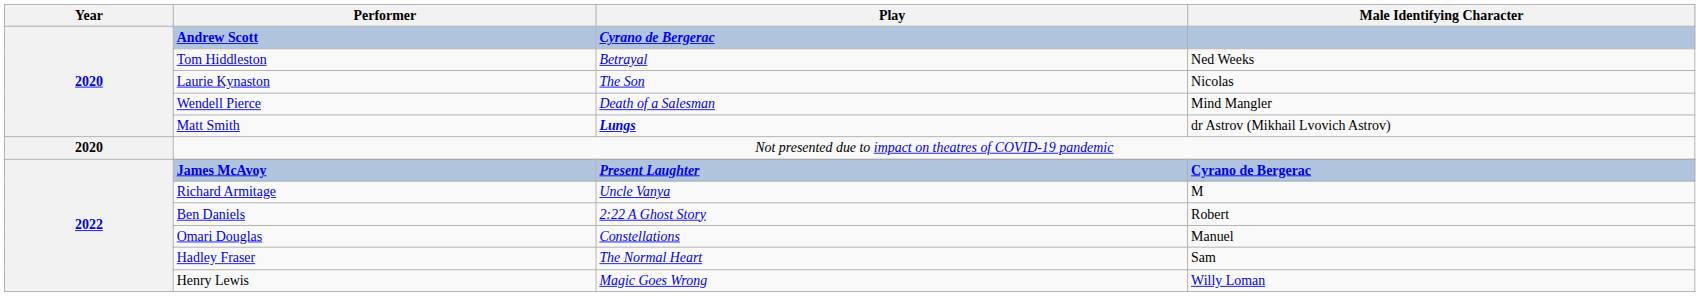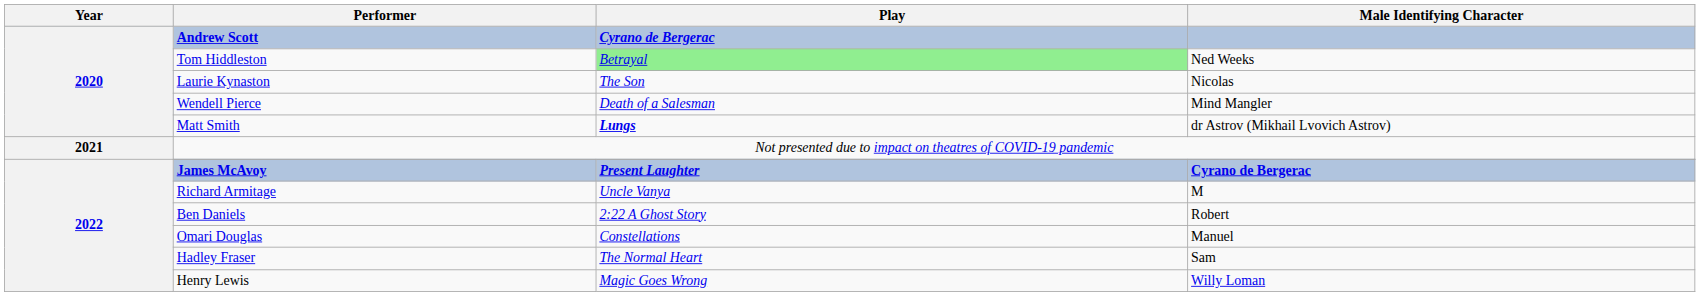(623, 59) no background -> (623, 59) lightgreen background
(89, 147) 2020 -> (89, 147) 2021
